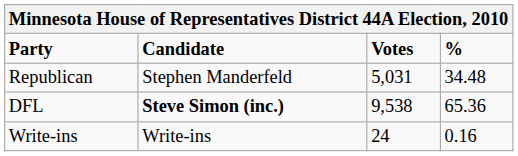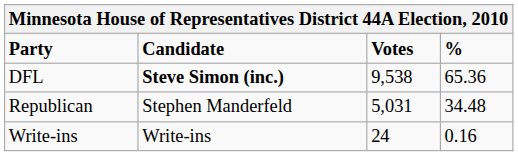rows swapped: (26, 106) <-> (51, 77)
